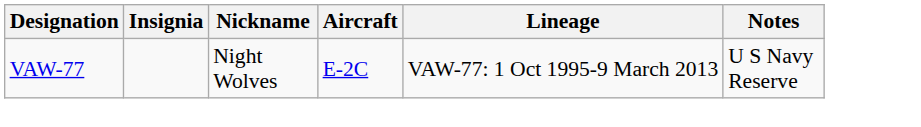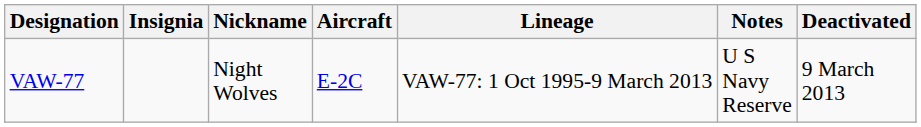+ column: (856, 21)
